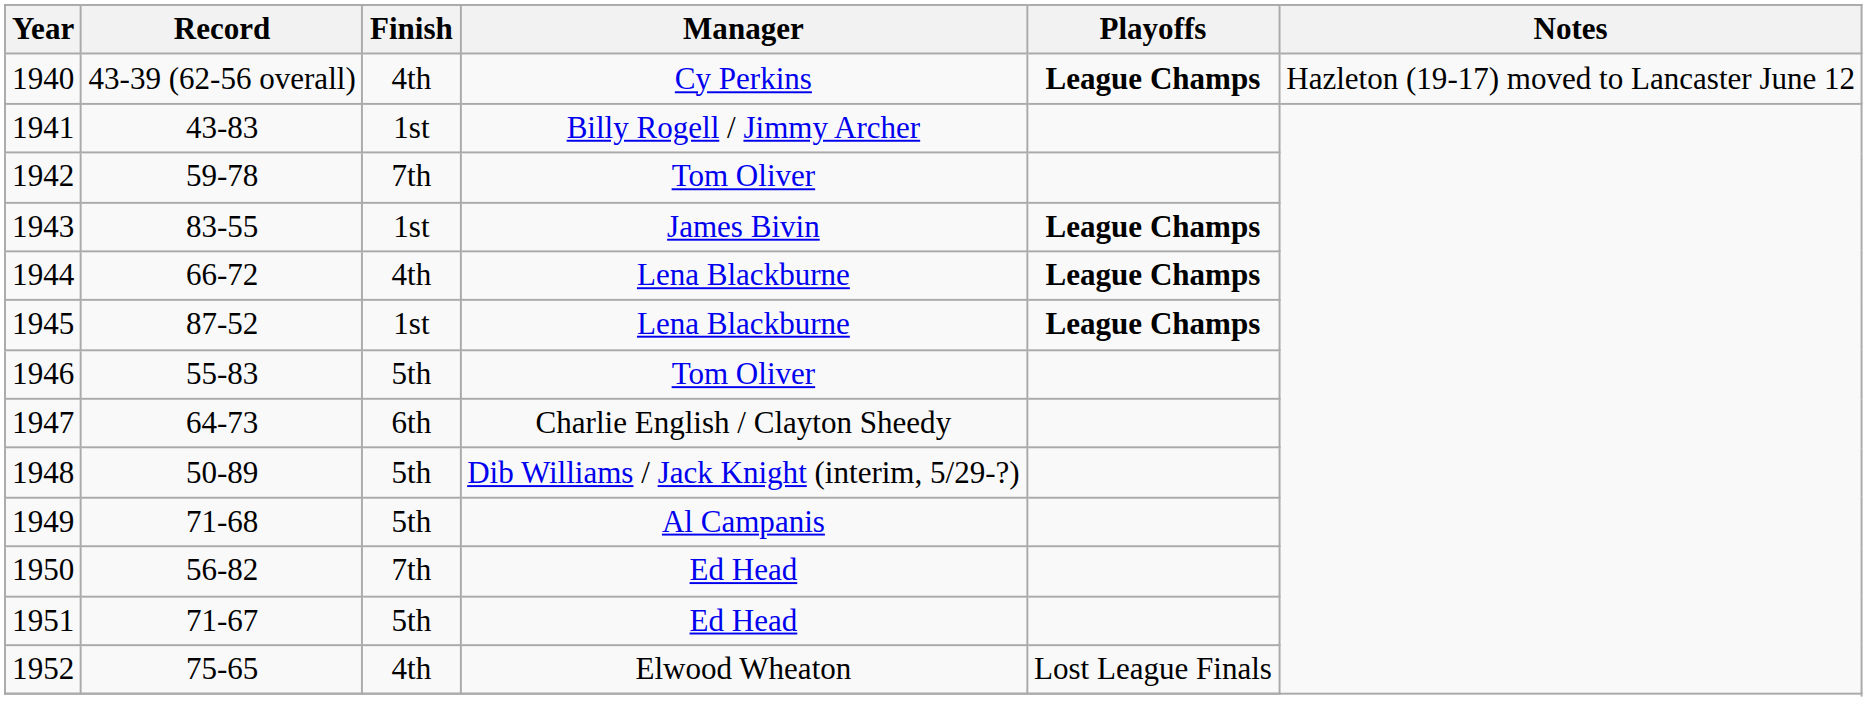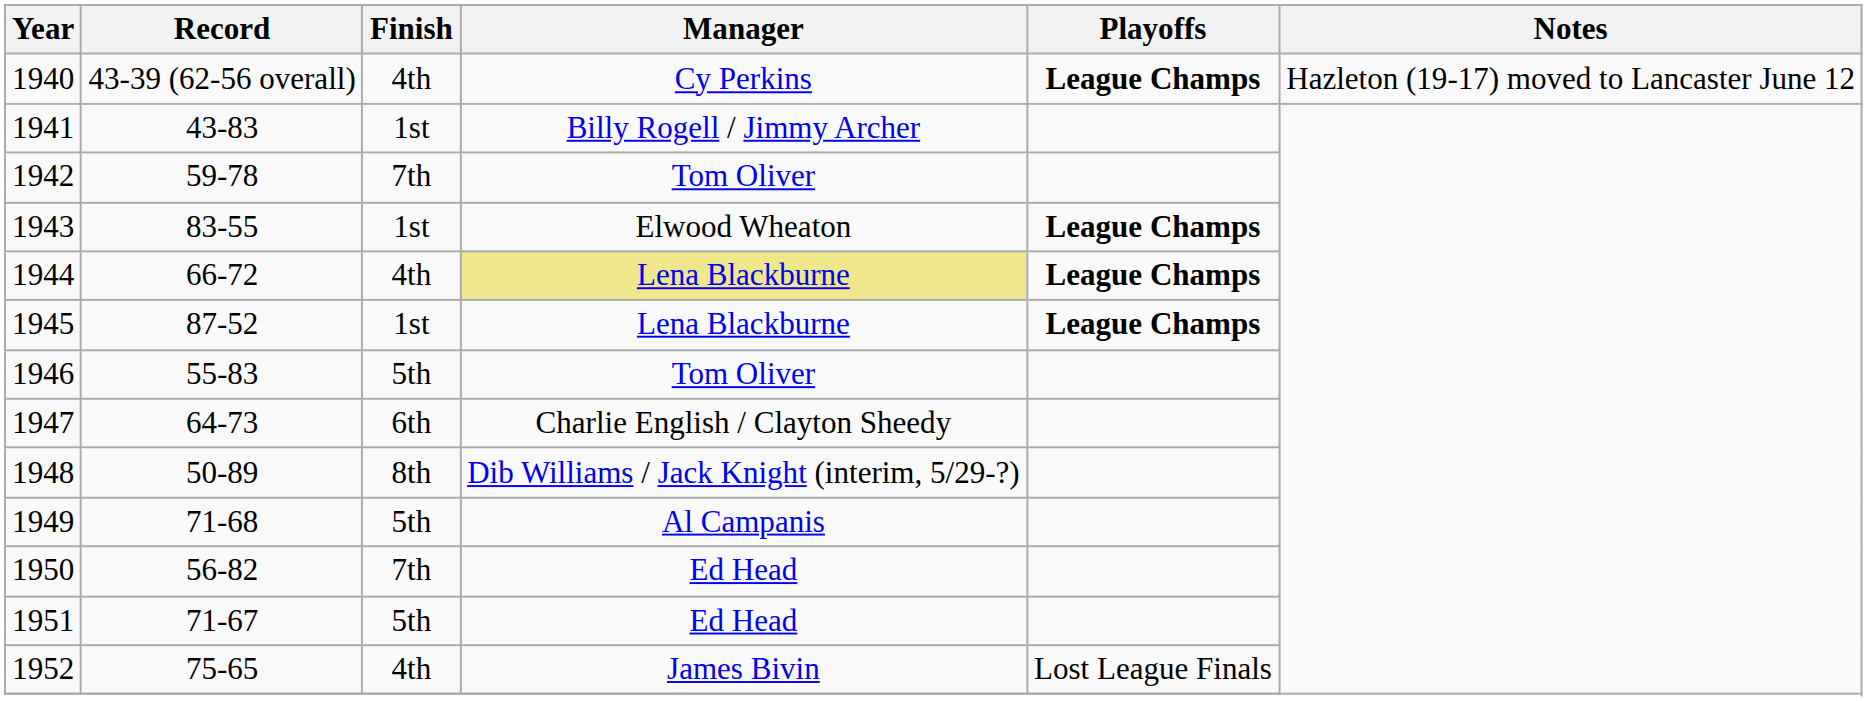(743, 226) James Bivin -> (743, 226) Elwood Wheaton
(743, 275) no background -> (743, 275) khaki background
(411, 472) 5th -> (411, 472) 8th
(743, 669) Elwood Wheaton -> (743, 669) James Bivin
